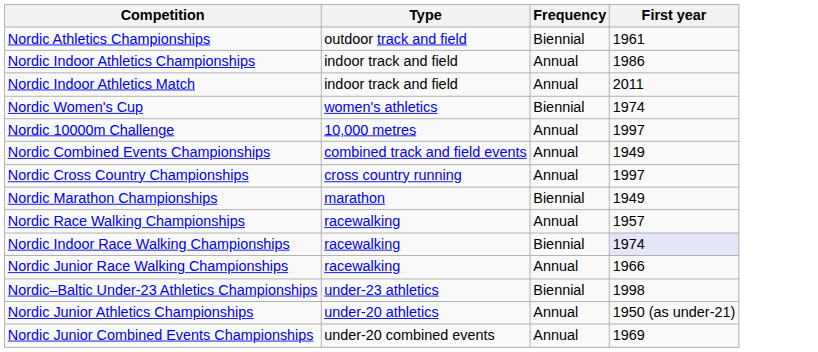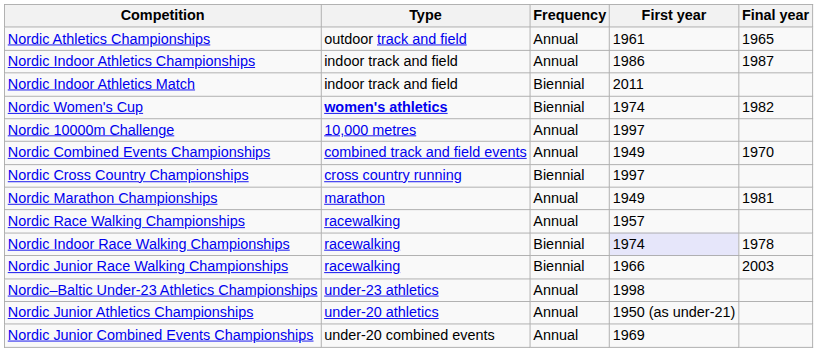+ column: (776, 15)
(559, 38) Biennial -> (556, 38) Annual
(556, 84) Annual -> (559, 84) Biennial
(381, 107) normal -> (386, 107) bold
(556, 175) Annual -> (559, 175) Biennial
(559, 198) Biennial -> (556, 198) Annual
(556, 267) Annual -> (559, 267) Biennial
(559, 289) Biennial -> (556, 289) Annual
